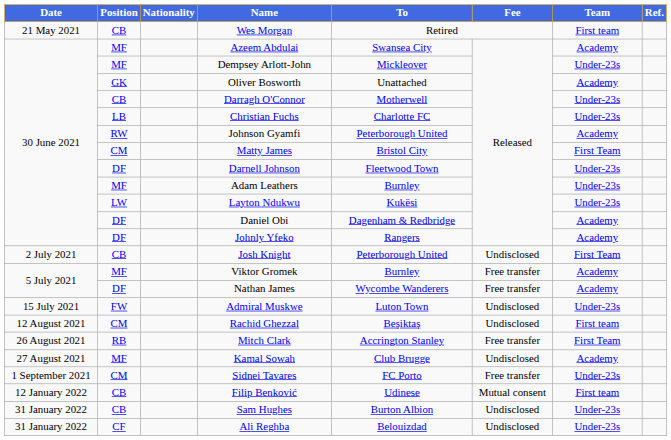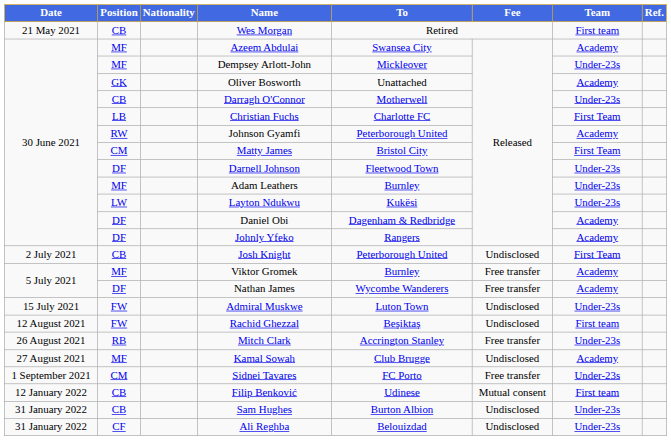(597, 116) Under-23s -> (597, 116) First Team
(119, 323) CM -> (119, 323) FW
(597, 340) First Team -> (597, 340) Under-23s
